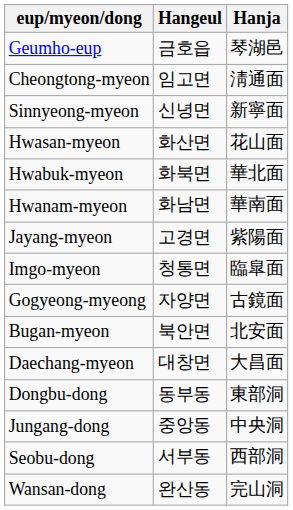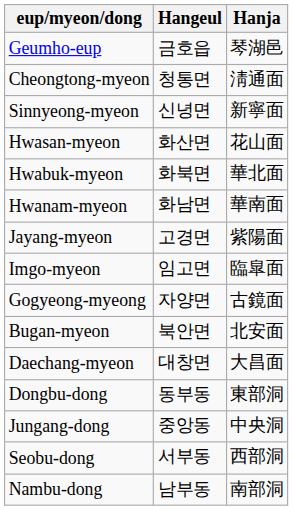(185, 79) 임고면 -> (185, 79) 청통면
(185, 268) 청통면 -> (185, 268) 임고면
- row: (57, 489)
+ row: (56, 489)
